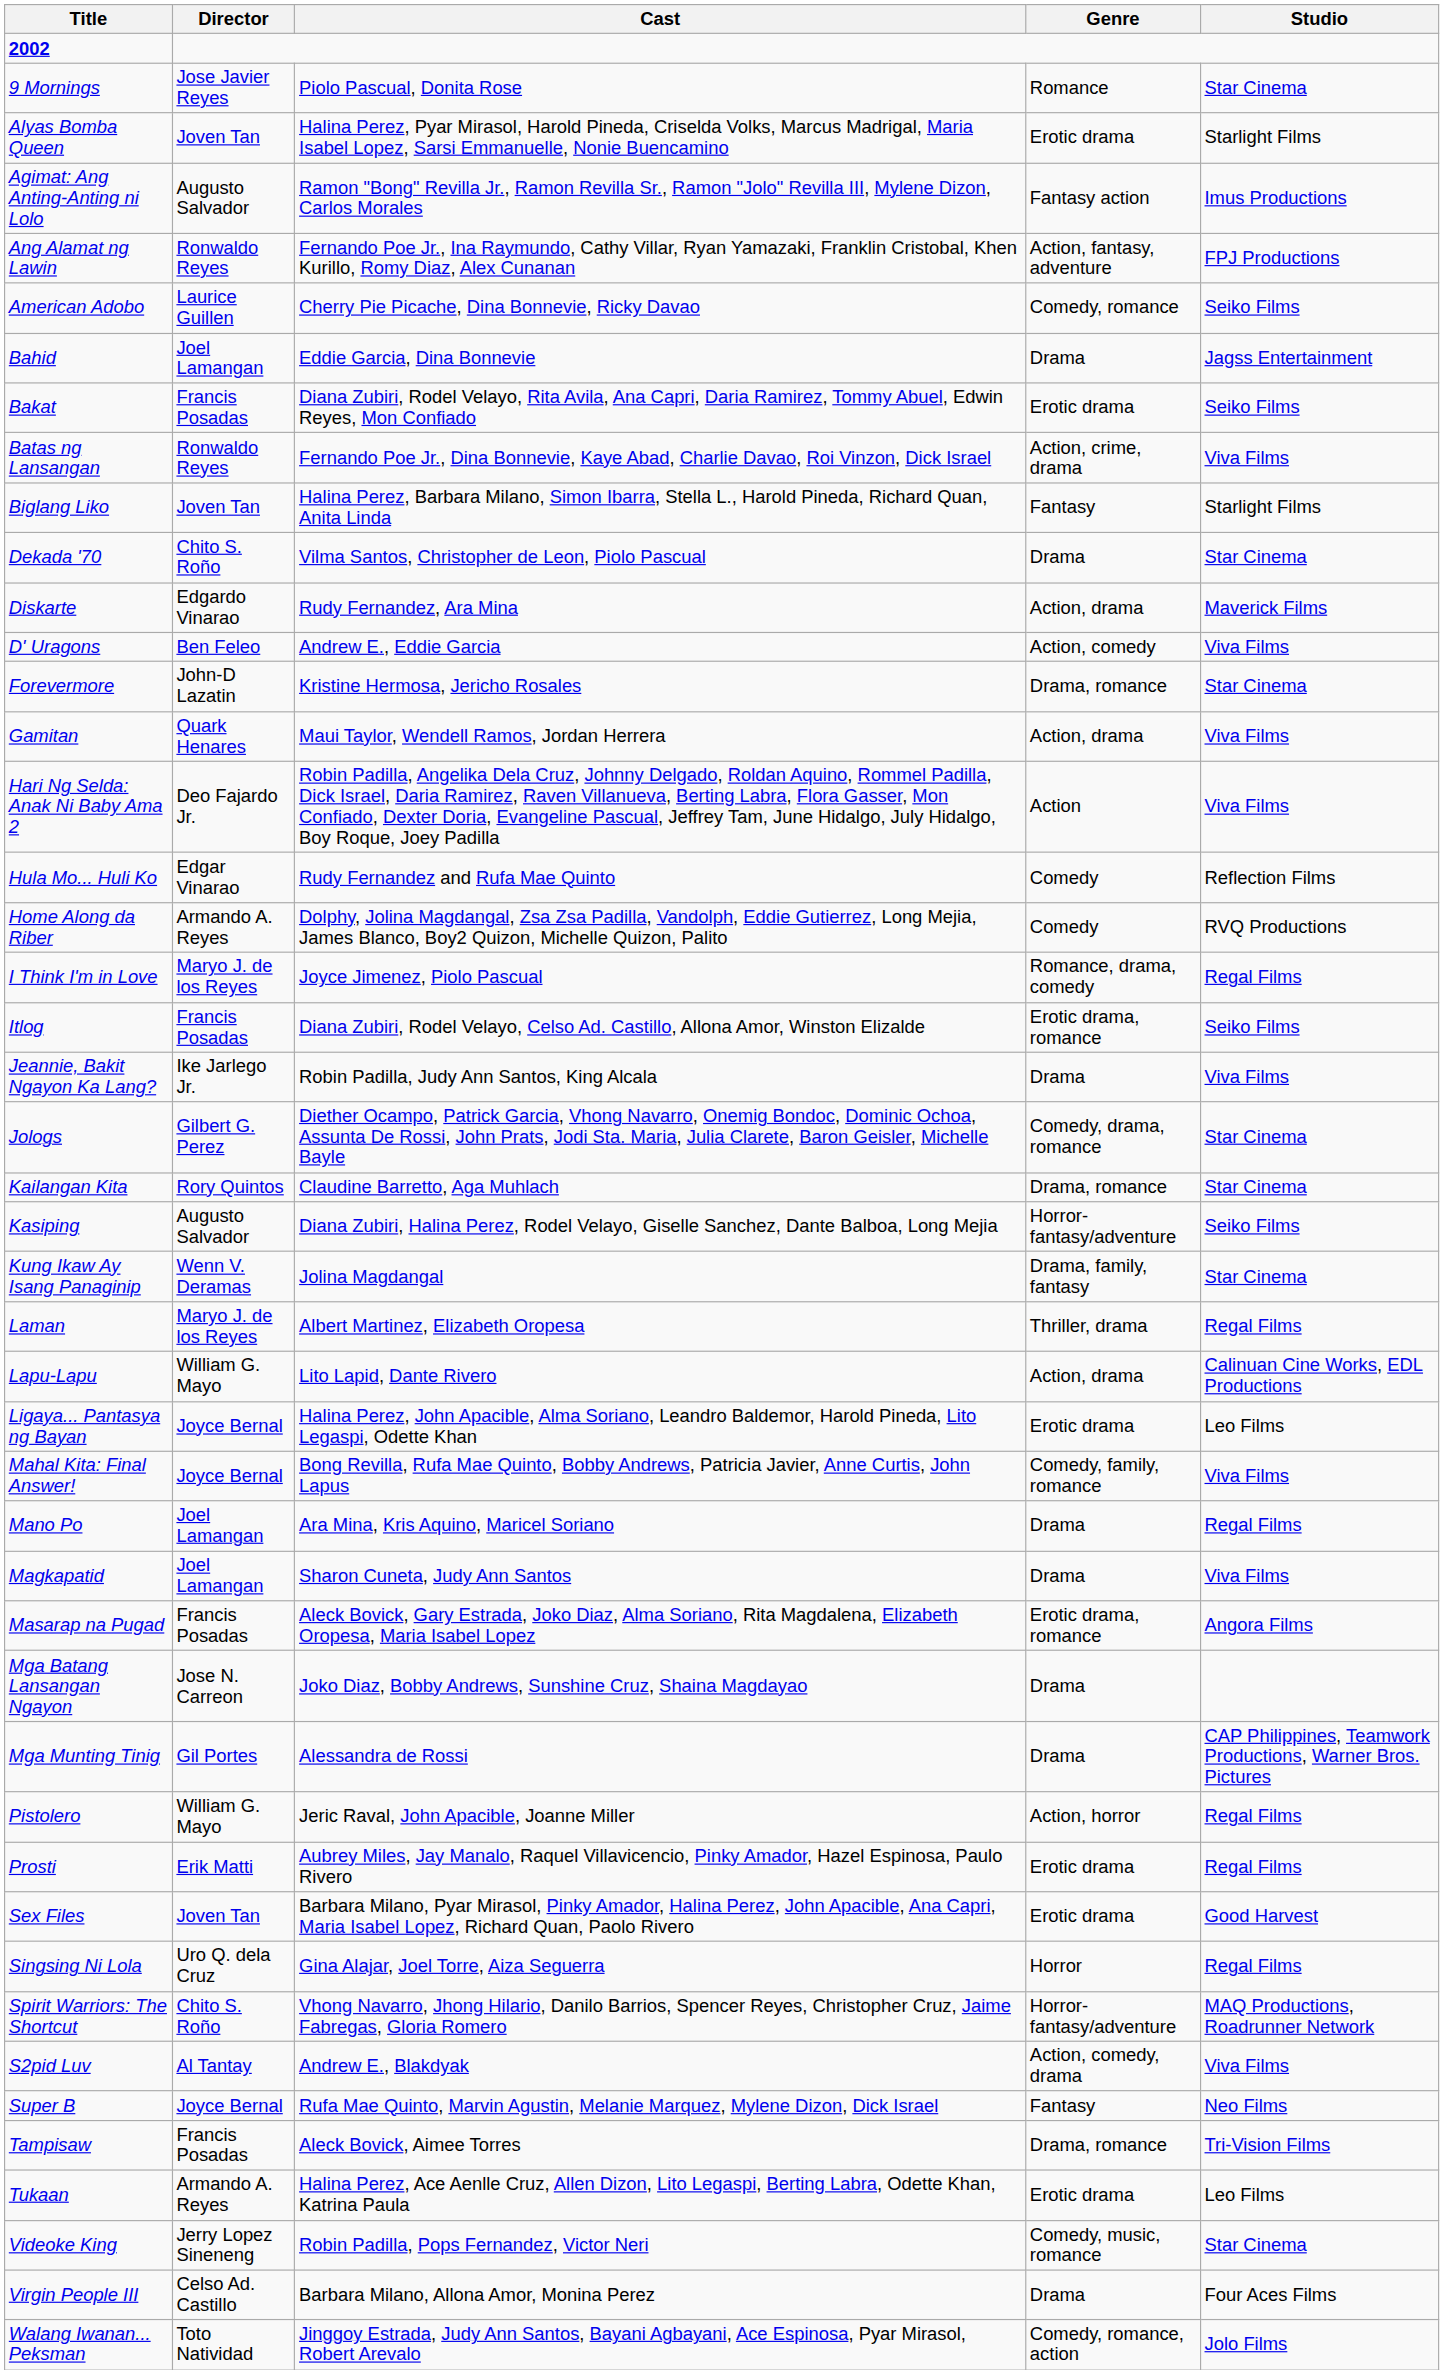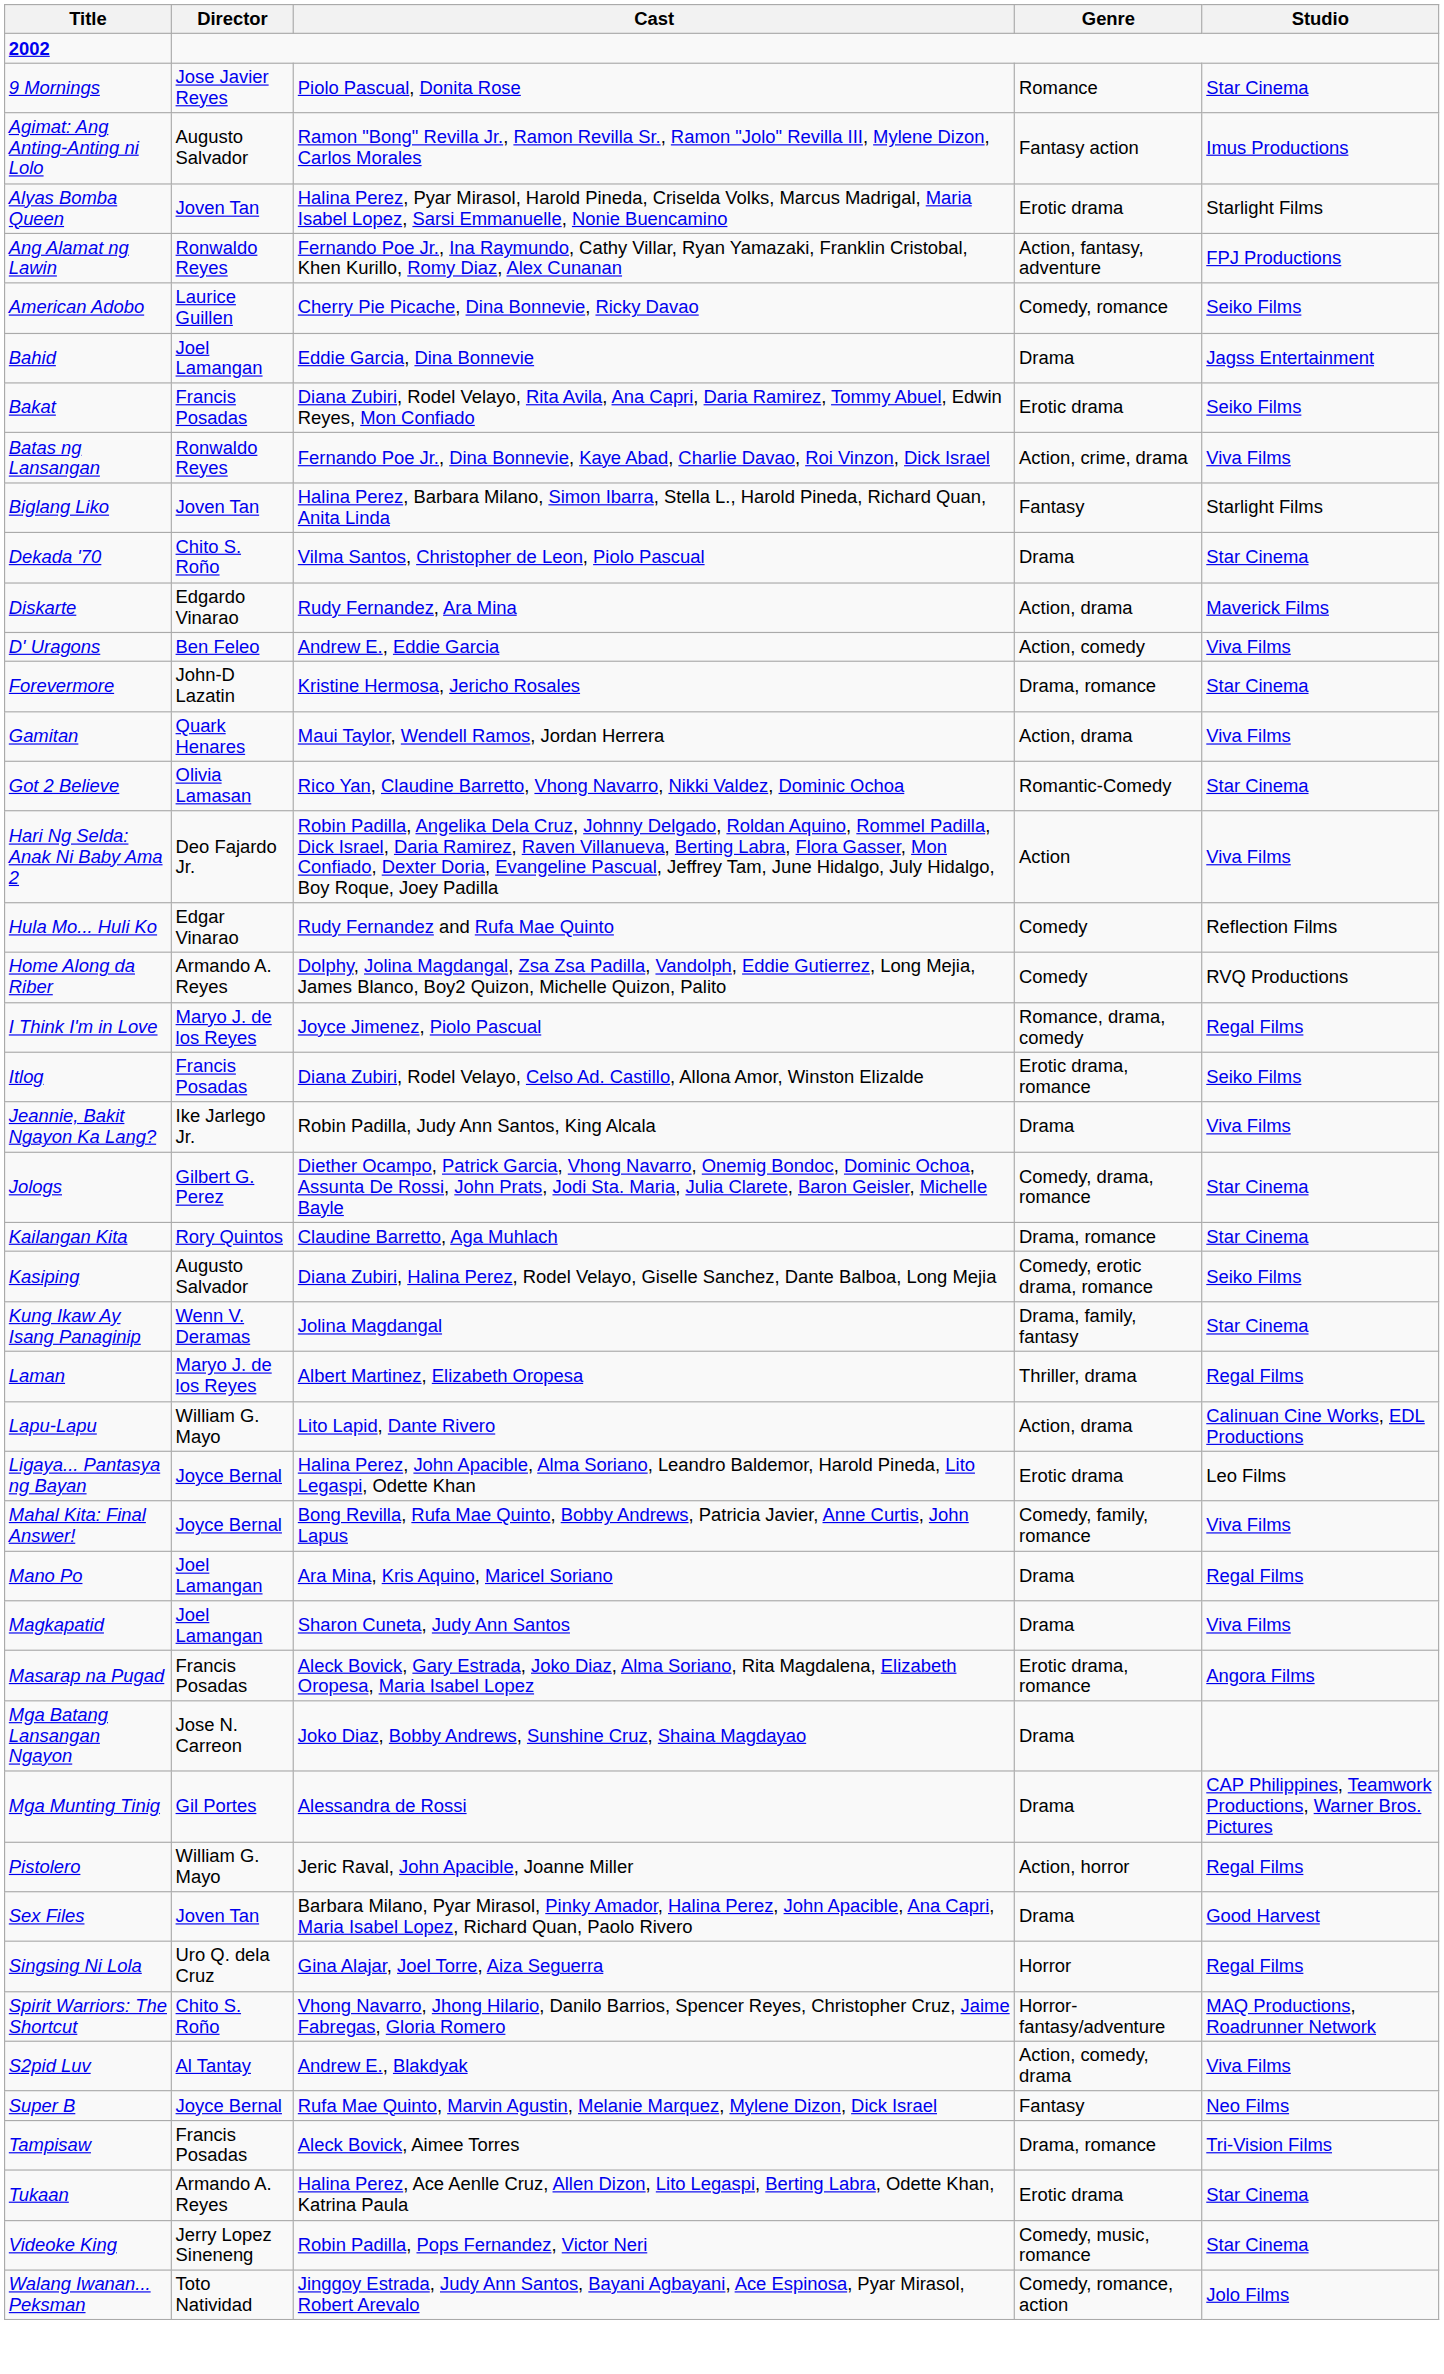rows swapped: (74, 197) <-> (63, 137)
+ row: (64, 786)
(1103, 1226) Horror-fantasy/adventure -> (1086, 1276) Comedy, erotic drama, romance
- row: (32, 1866)
(1082, 1916) Erotic drama -> (1047, 1916) Drama
(1244, 2195) Leo Films -> (1257, 2195) Star Cinema
- row: (74, 2294)
